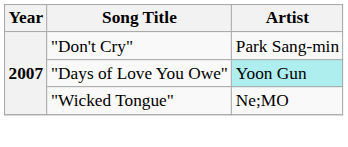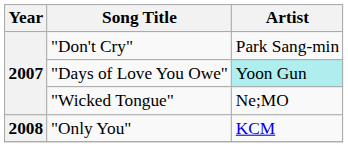+ row: (91, 127)
